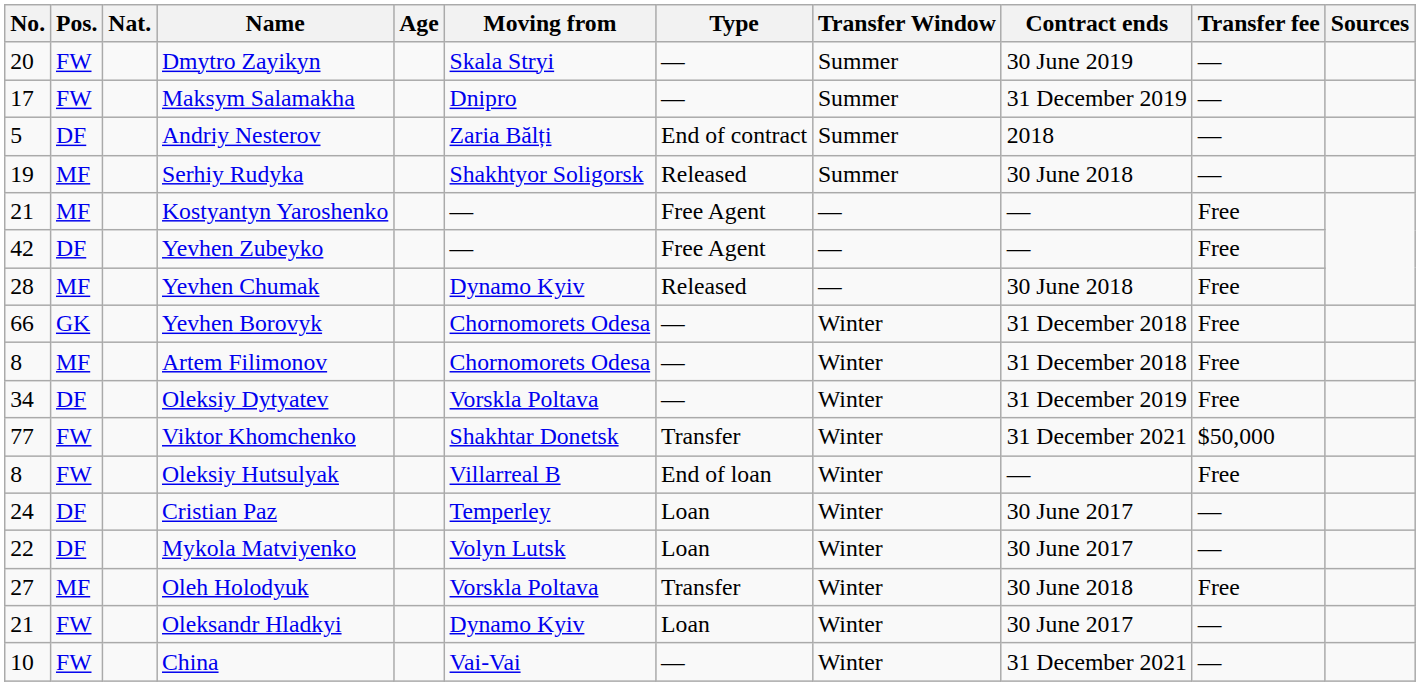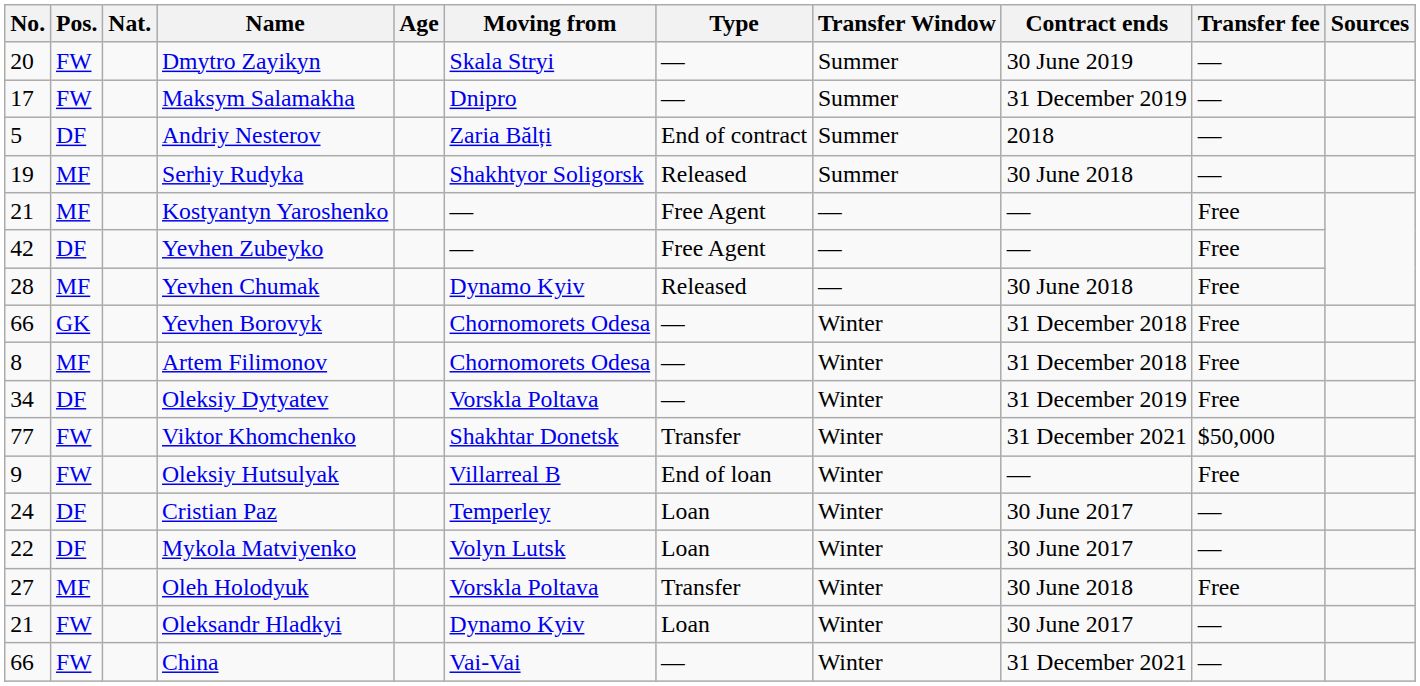(16, 473) 8 -> (16, 473) 9
(22, 661) 10 -> (22, 661) 66
